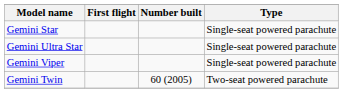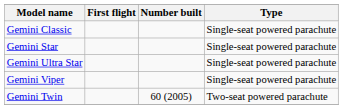+ row: (39, 29)
